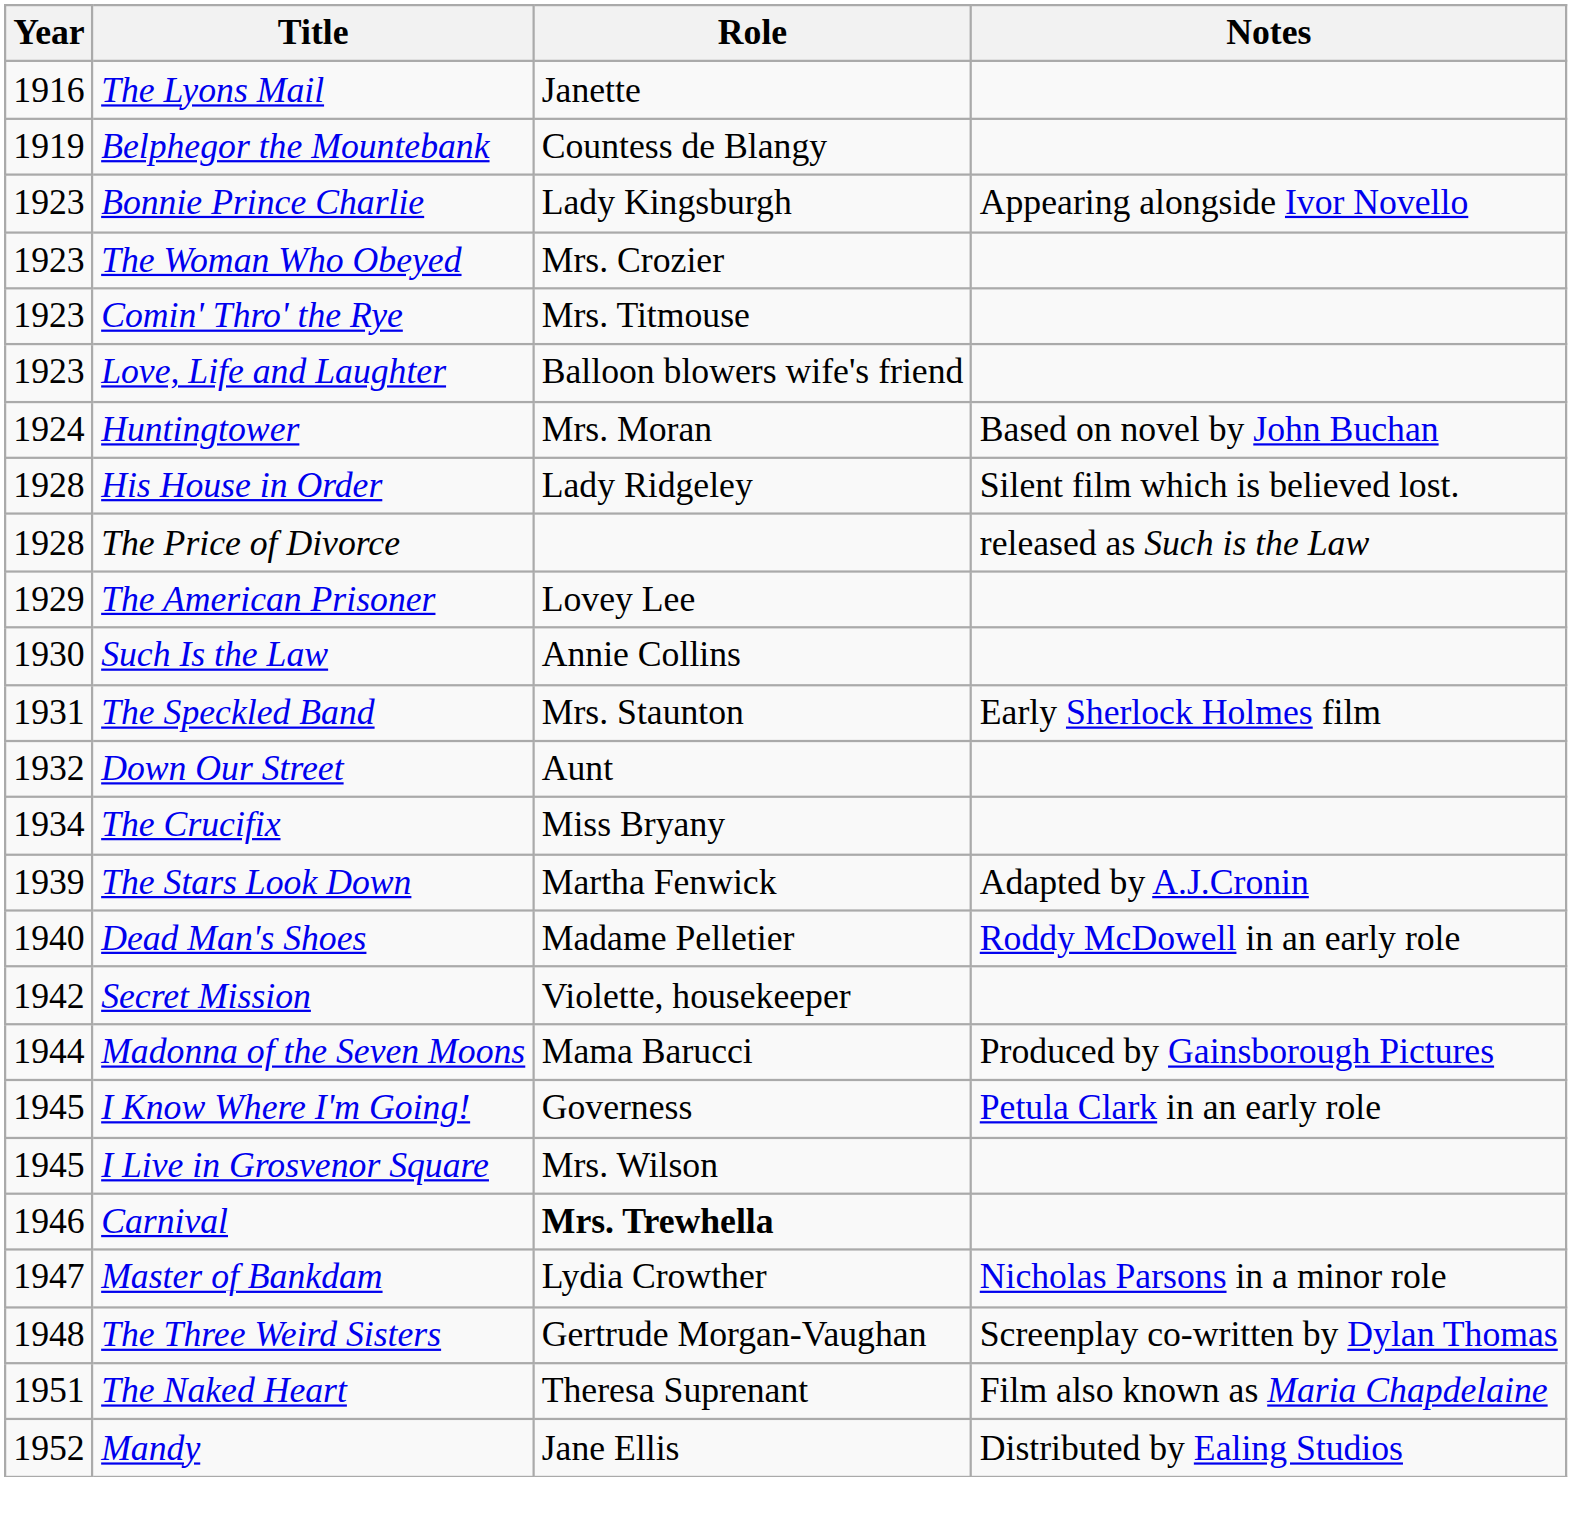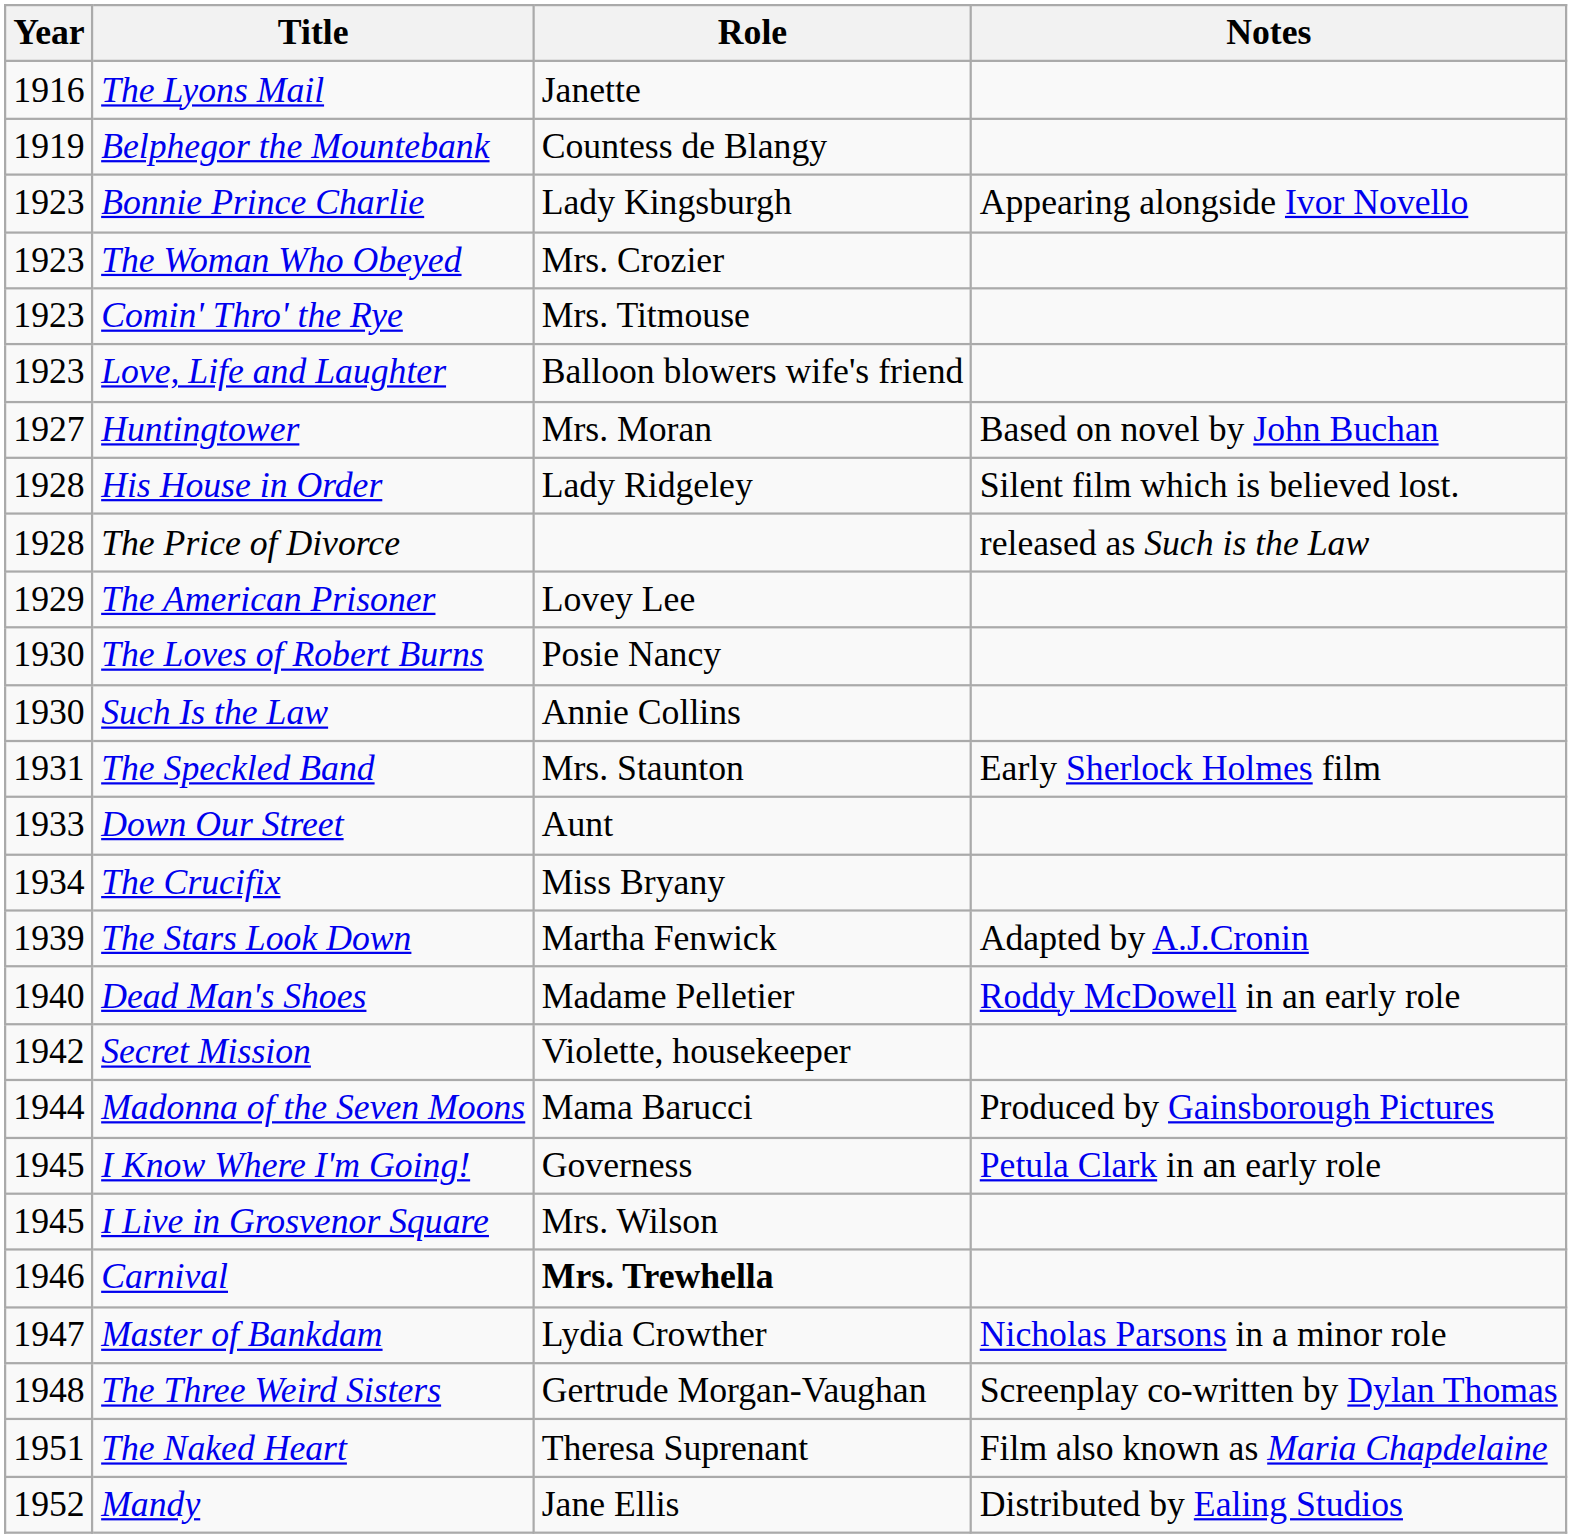(49, 428) 1924 -> (49, 428) 1927
+ row: (292, 655)
(49, 768) 1932 -> (49, 825) 1933
